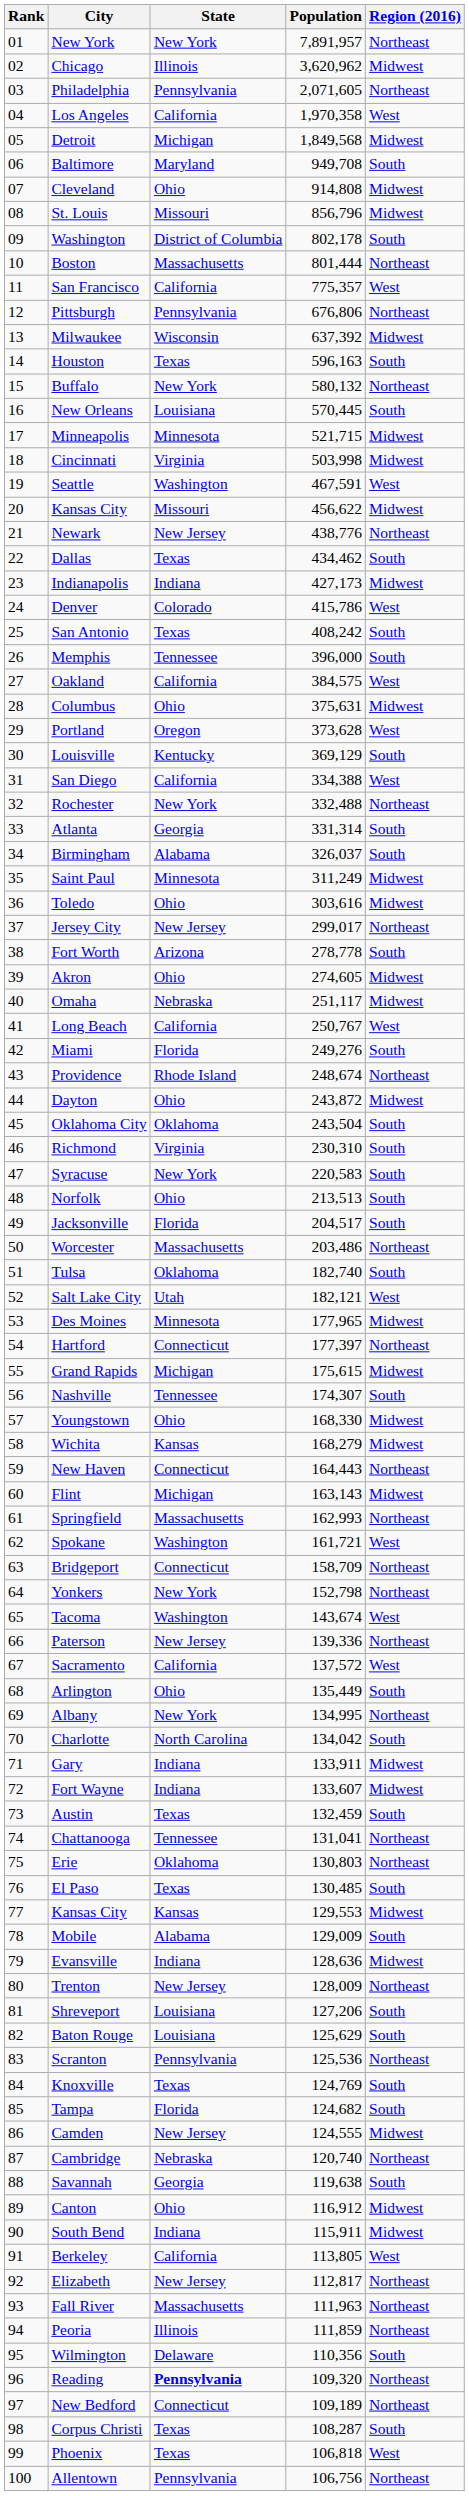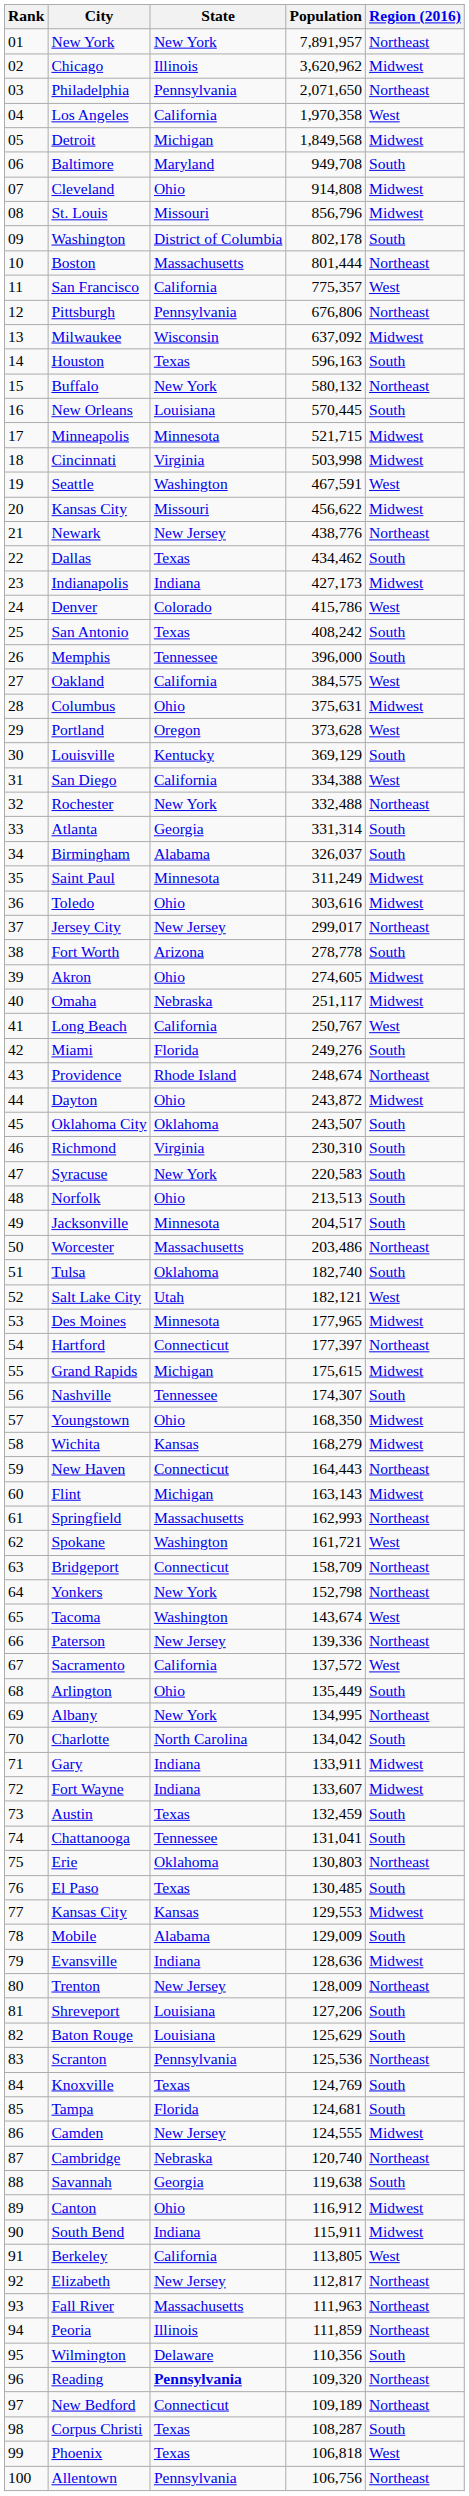(331, 90) 2,071,605 -> (331, 90) 2,071,650
(337, 336) 637,392 -> (337, 336) 637,092
(337, 1124) 243,504 -> (337, 1124) 243,507
(176, 1222) Florida -> (187, 1222) Minnesota
(337, 1419) 168,330 -> (337, 1419) 168,350
(399, 1838) Northeast -> (387, 1838) South
(337, 2108) 124,682 -> (337, 2108) 124,681
